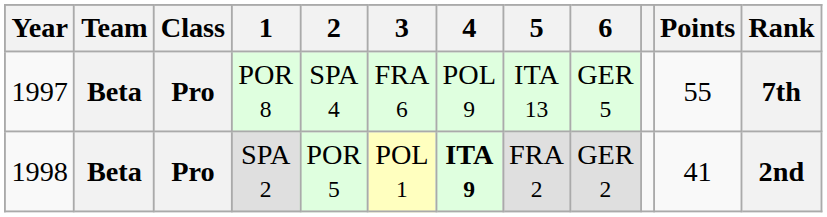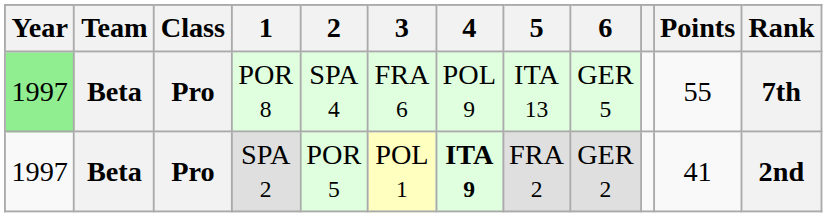(40, 91) no background -> (40, 91) lightgreen background
(40, 171) 1998 -> (40, 171) 1997
